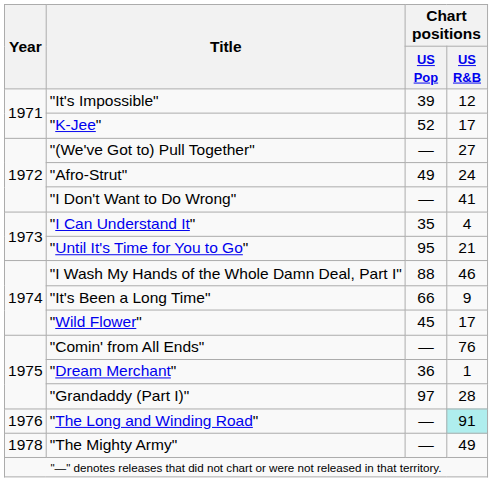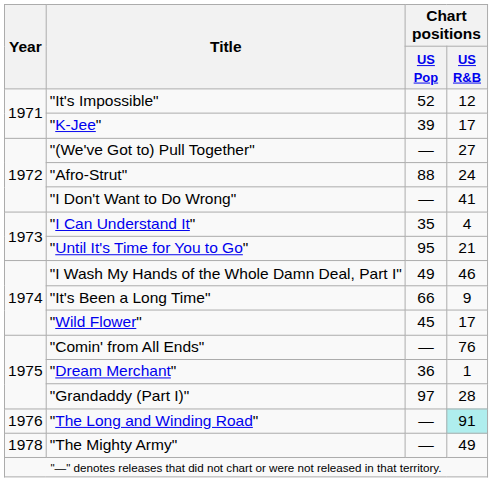(426, 100) 39 -> (426, 100) 52
(426, 125) 52 -> (426, 125) 39
(426, 174) 49 -> (426, 174) 88
(426, 273) 88 -> (426, 273) 49
